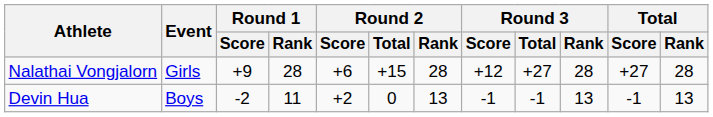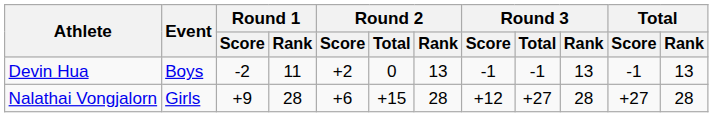rows swapped: (49, 98) <-> (83, 71)
